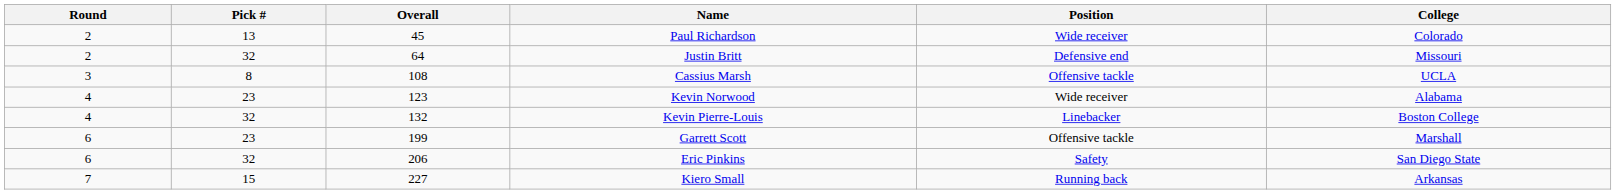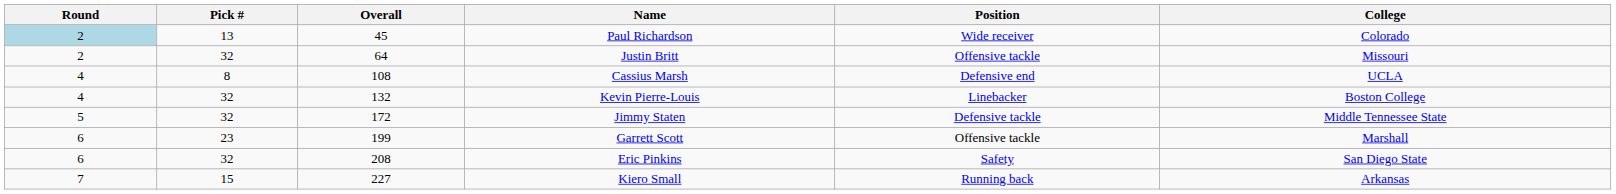(88, 35) no background -> (81, 35) lightblue background
(1091, 55) Defensive end -> (997, 55) Offensive tackle
(88, 76) 3 -> (81, 76) 4
(1091, 76) Offensive tackle -> (997, 76) Defensive end
- row: (713, 96)
+ row: (650, 117)
(418, 158) 206 -> (381, 158) 208
